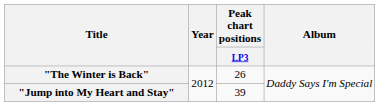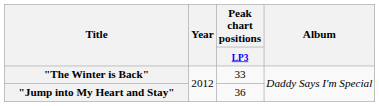(240, 74) 26 -> (240, 74) 33
(240, 92) 39 -> (240, 92) 36
